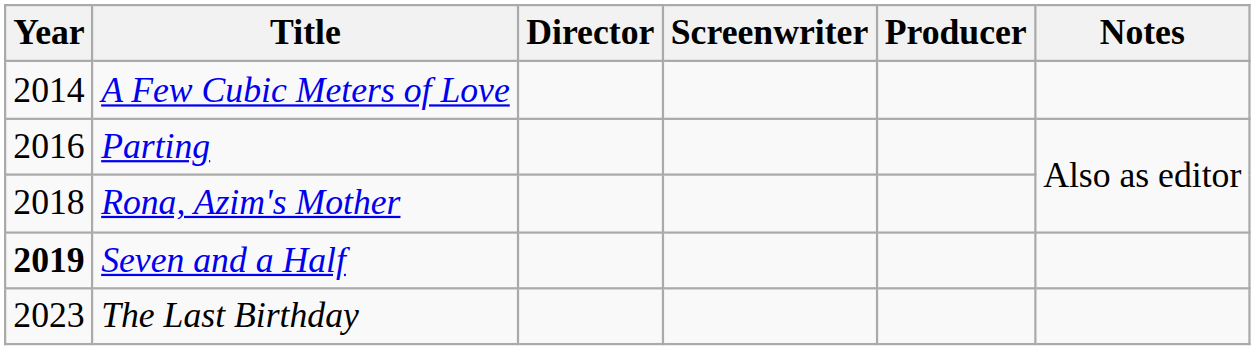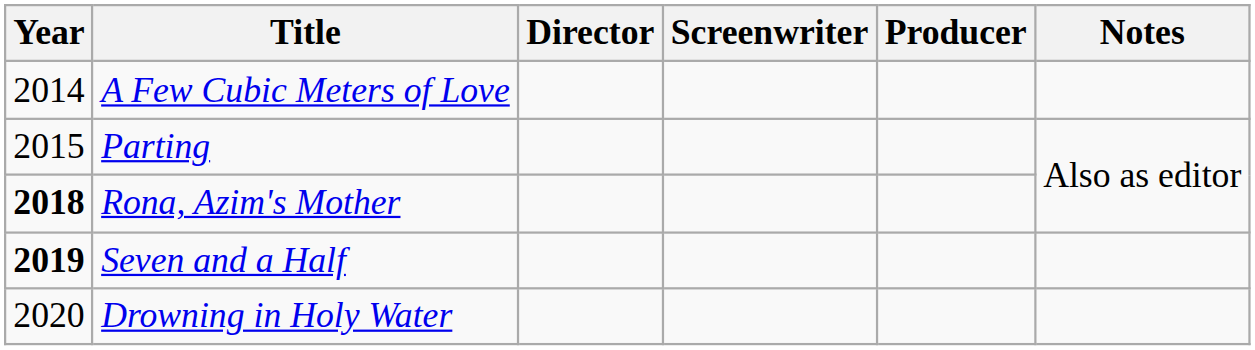(49, 145) 2016 -> (49, 145) 2015
(49, 202) normal -> (49, 202) bold
+ row: (277, 315)
- row: (230, 315)
